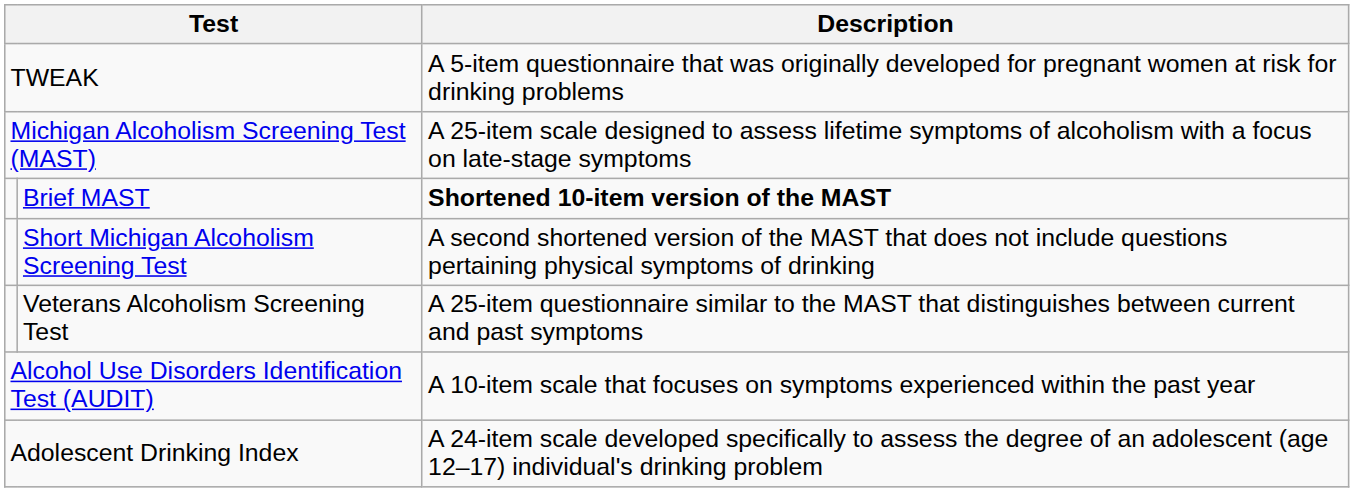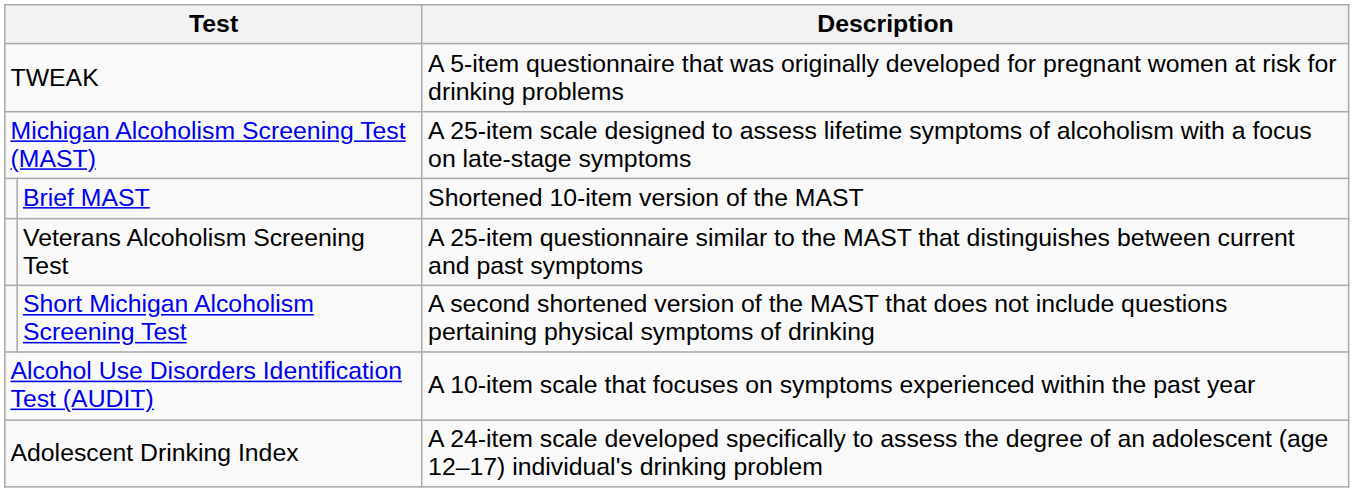(660, 197) bold -> (646, 197) normal
rows swapped: (168, 251) <-> (194, 318)
